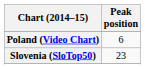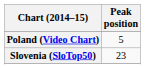(121, 39) 6 -> (121, 39) 5
